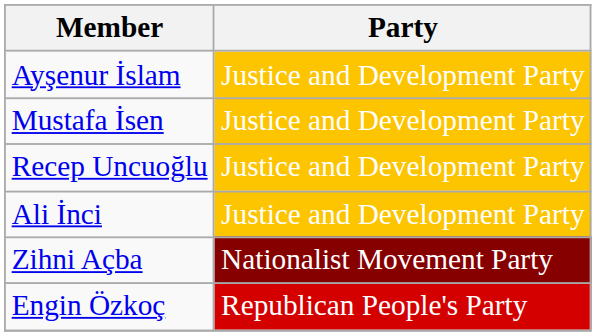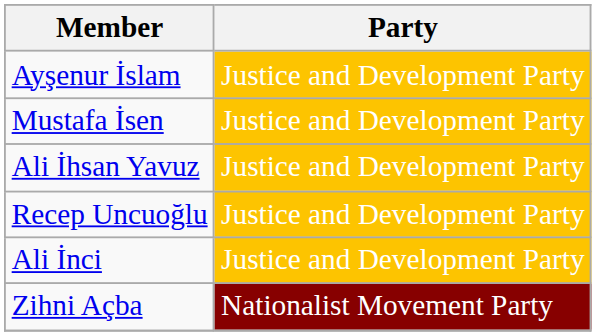+ row: (106, 167)
- row: (89, 306)
